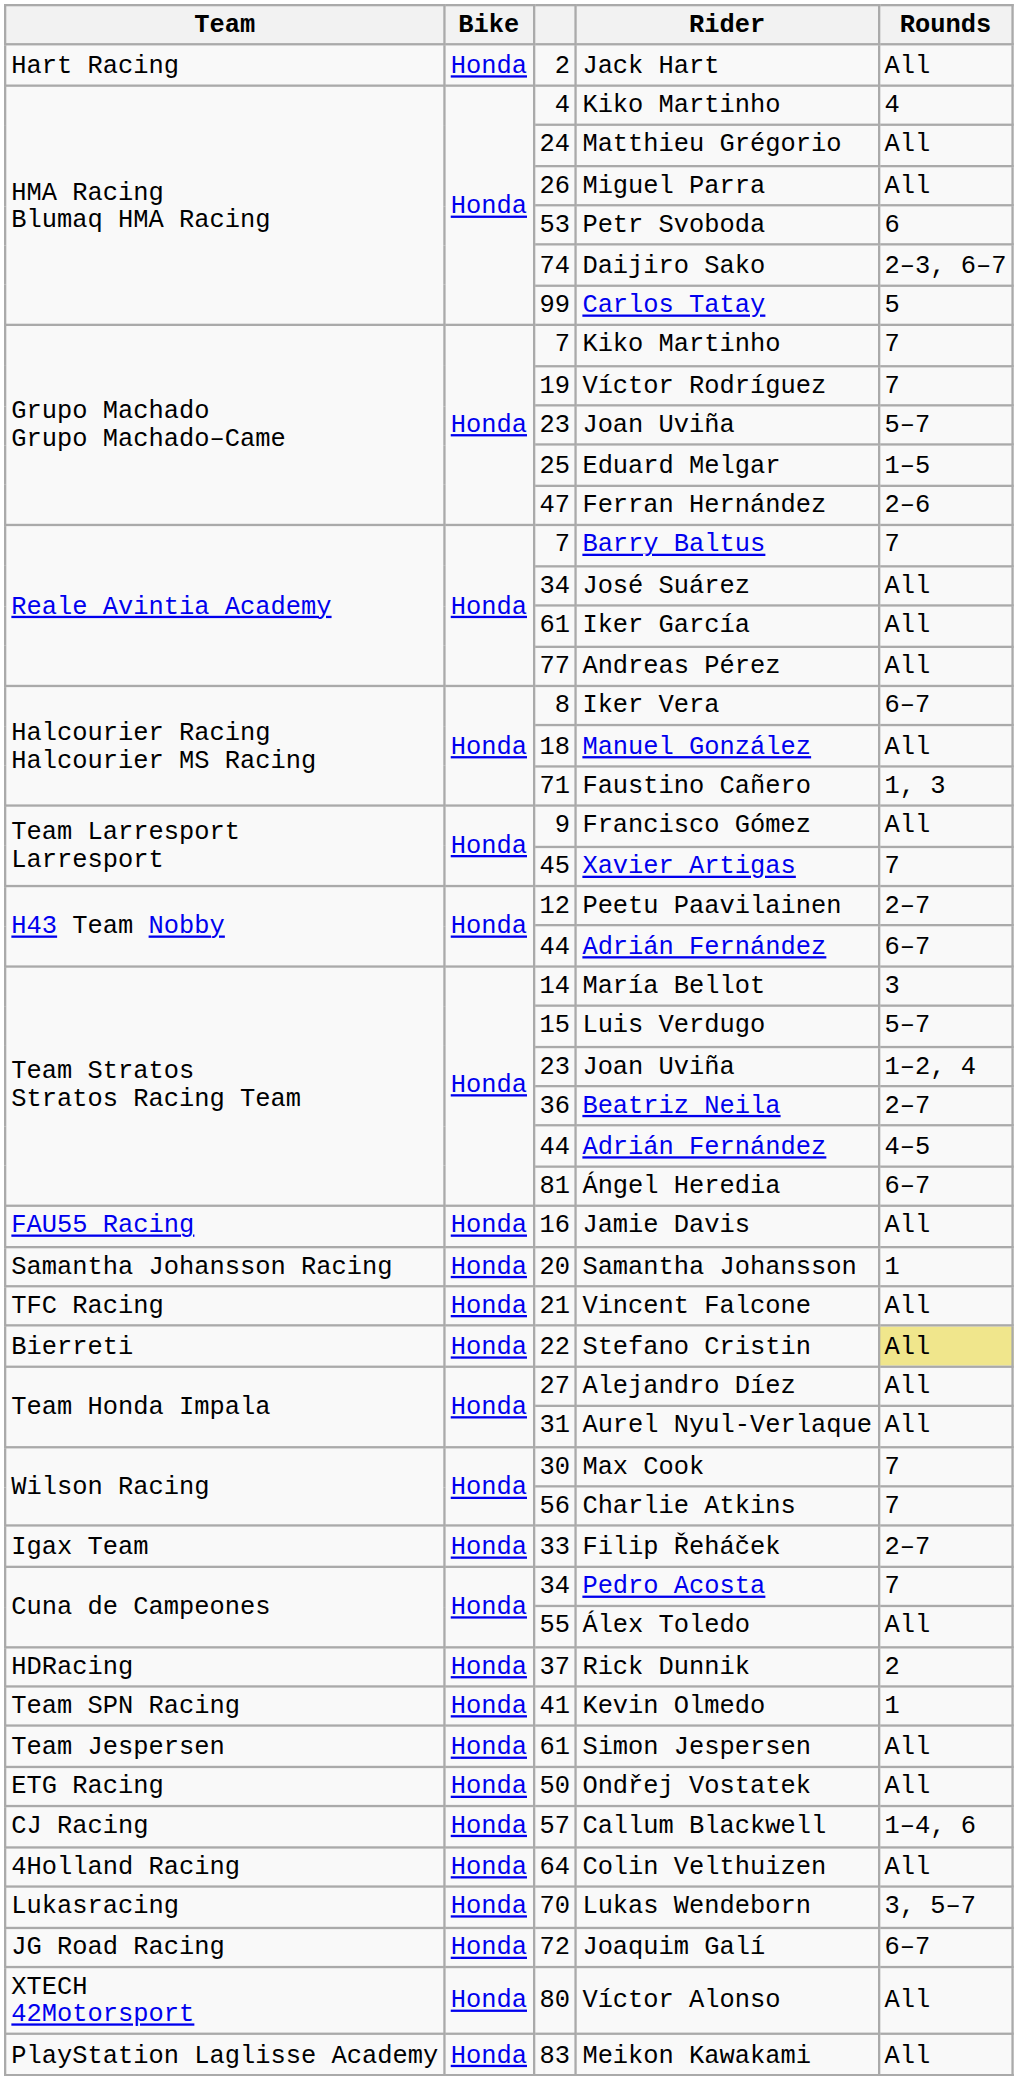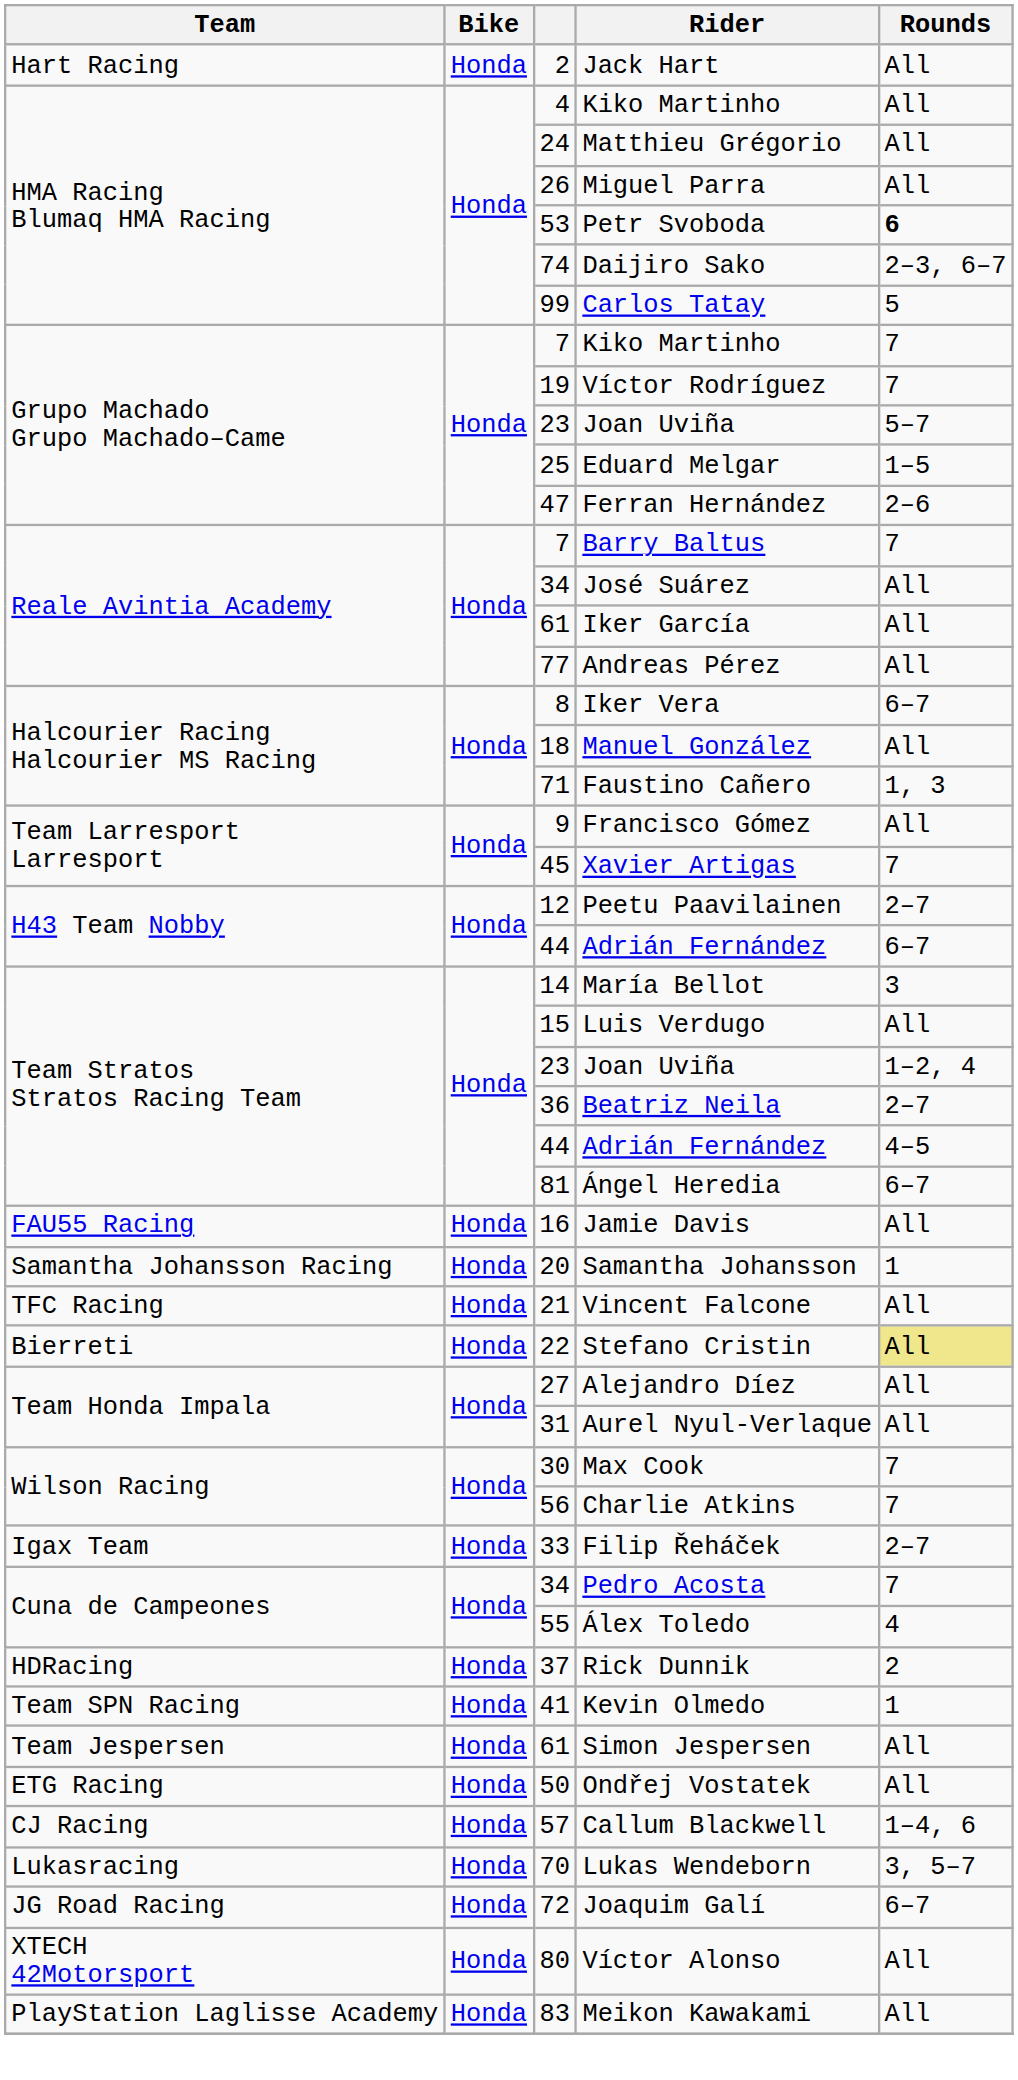(892, 105) 4 -> (907, 105) All
(892, 225) normal -> (892, 225) bold
(907, 1026) 5–7 -> (907, 1026) All
(907, 1627) All -> (892, 1627) 4
- row: (126, 1867)
